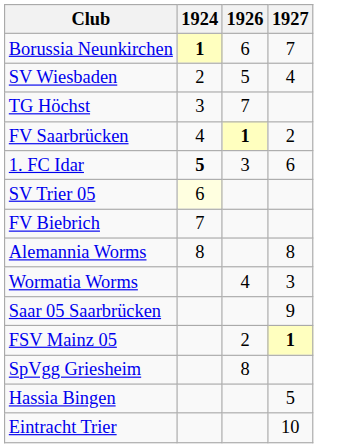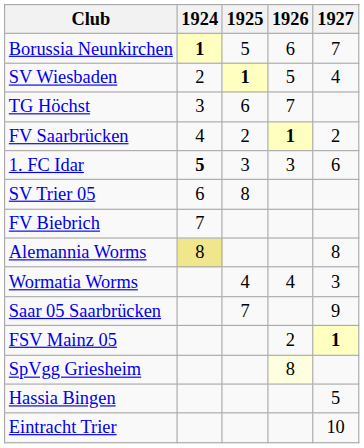+ column: (245, 19)
(200, 194) lightyellow background -> (200, 194) no background
(200, 252) no background -> (200, 252) khaki background
(245, 369) no background -> (290, 369) lightyellow background
